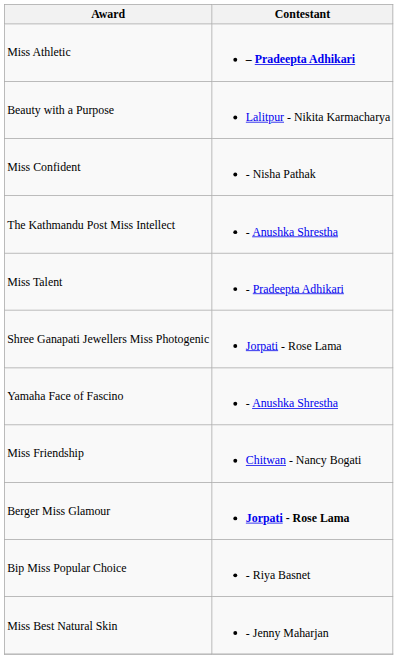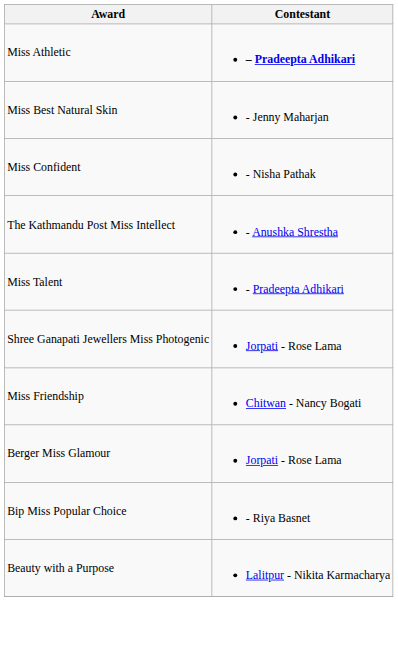rows swapped: (61, 110) <-> (62, 625)
- row: (65, 396)
(302, 518) bold -> (302, 461) normal
